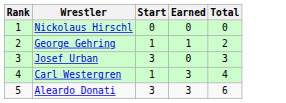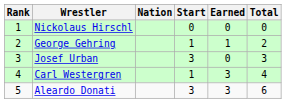+ column: (155, 12)
